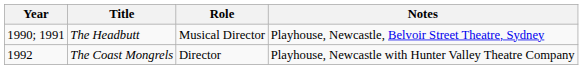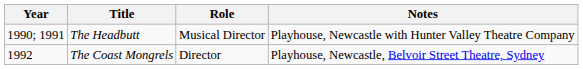(408, 34) Playhouse, Newcastle, Belvoir Street Theatre, Sydney -> (423, 34) Playhouse, Newcastle with Hunter Valley Theatre Company
(423, 54) Playhouse, Newcastle with Hunter Valley Theatre Company -> (408, 54) Playhouse, Newcastle, Belvoir Street Theatre, Sydney
